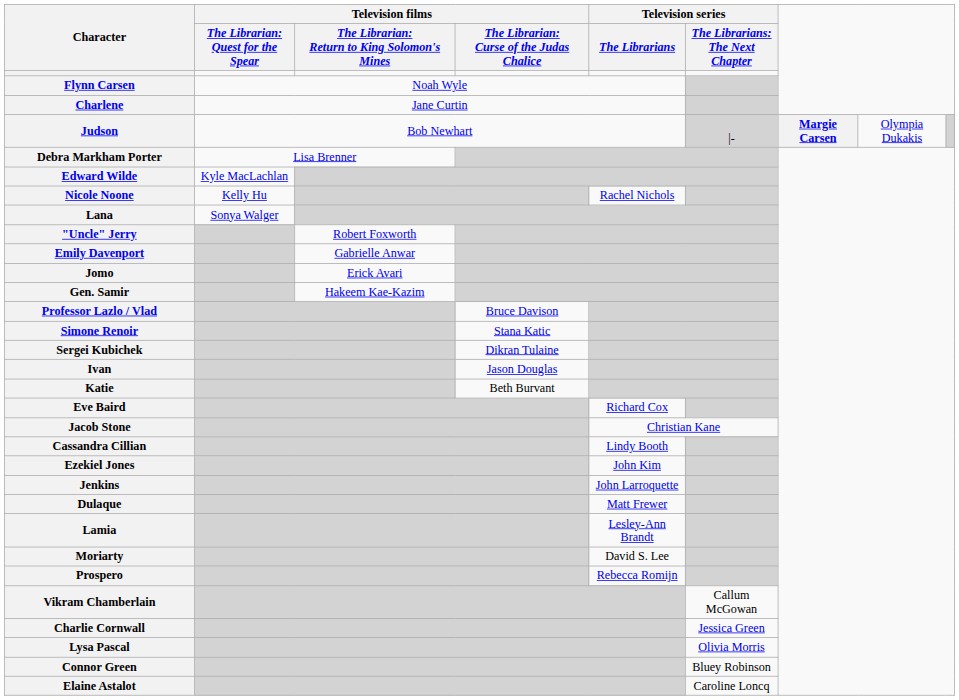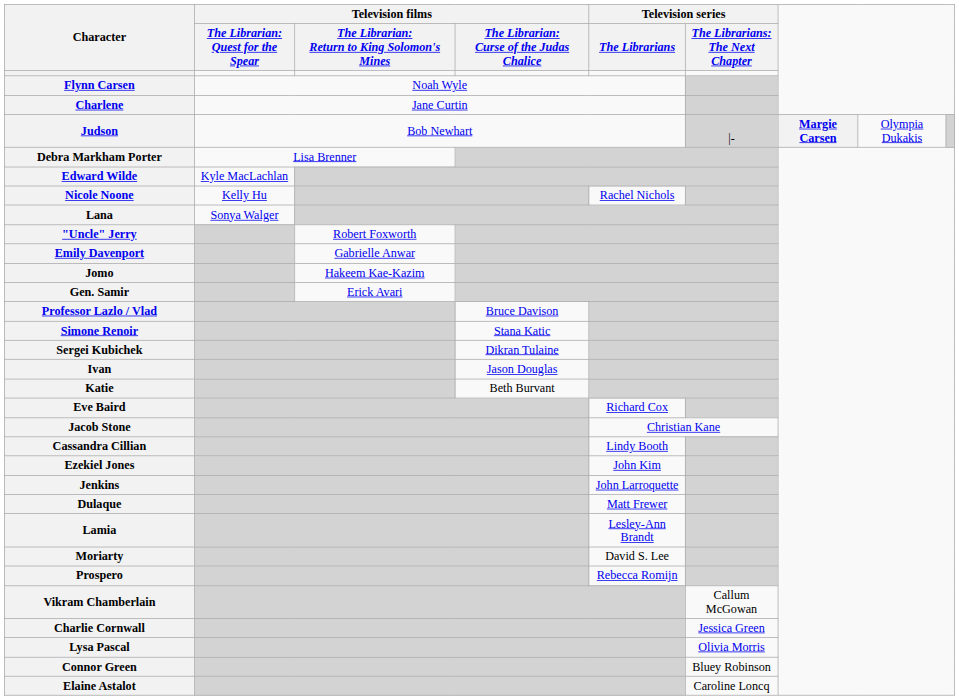(375, 272) Erick Avari -> (375, 272) Hakeem Kae-Kazim
(375, 292) Hakeem Kae-Kazim -> (375, 292) Erick Avari
